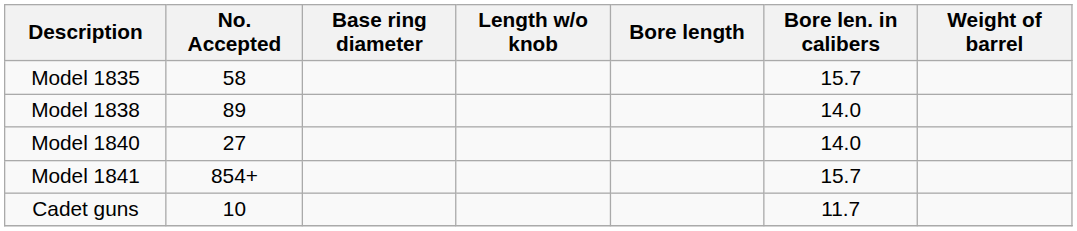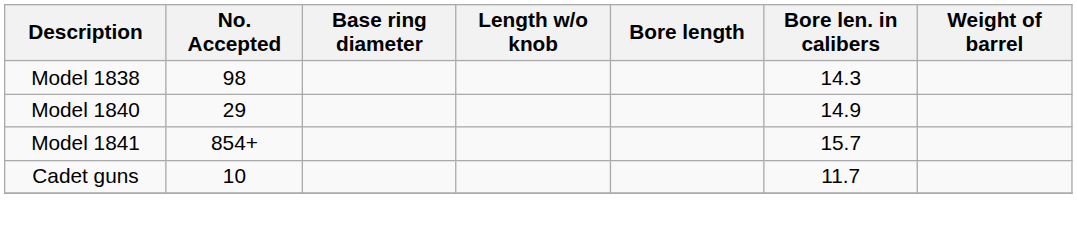- row: (85, 77)
(234, 110) 89 -> (234, 77) 98
(841, 110) 14.0 -> (841, 77) 14.3
(234, 143) 27 -> (234, 110) 29
(841, 143) 14.0 -> (841, 110) 14.9
